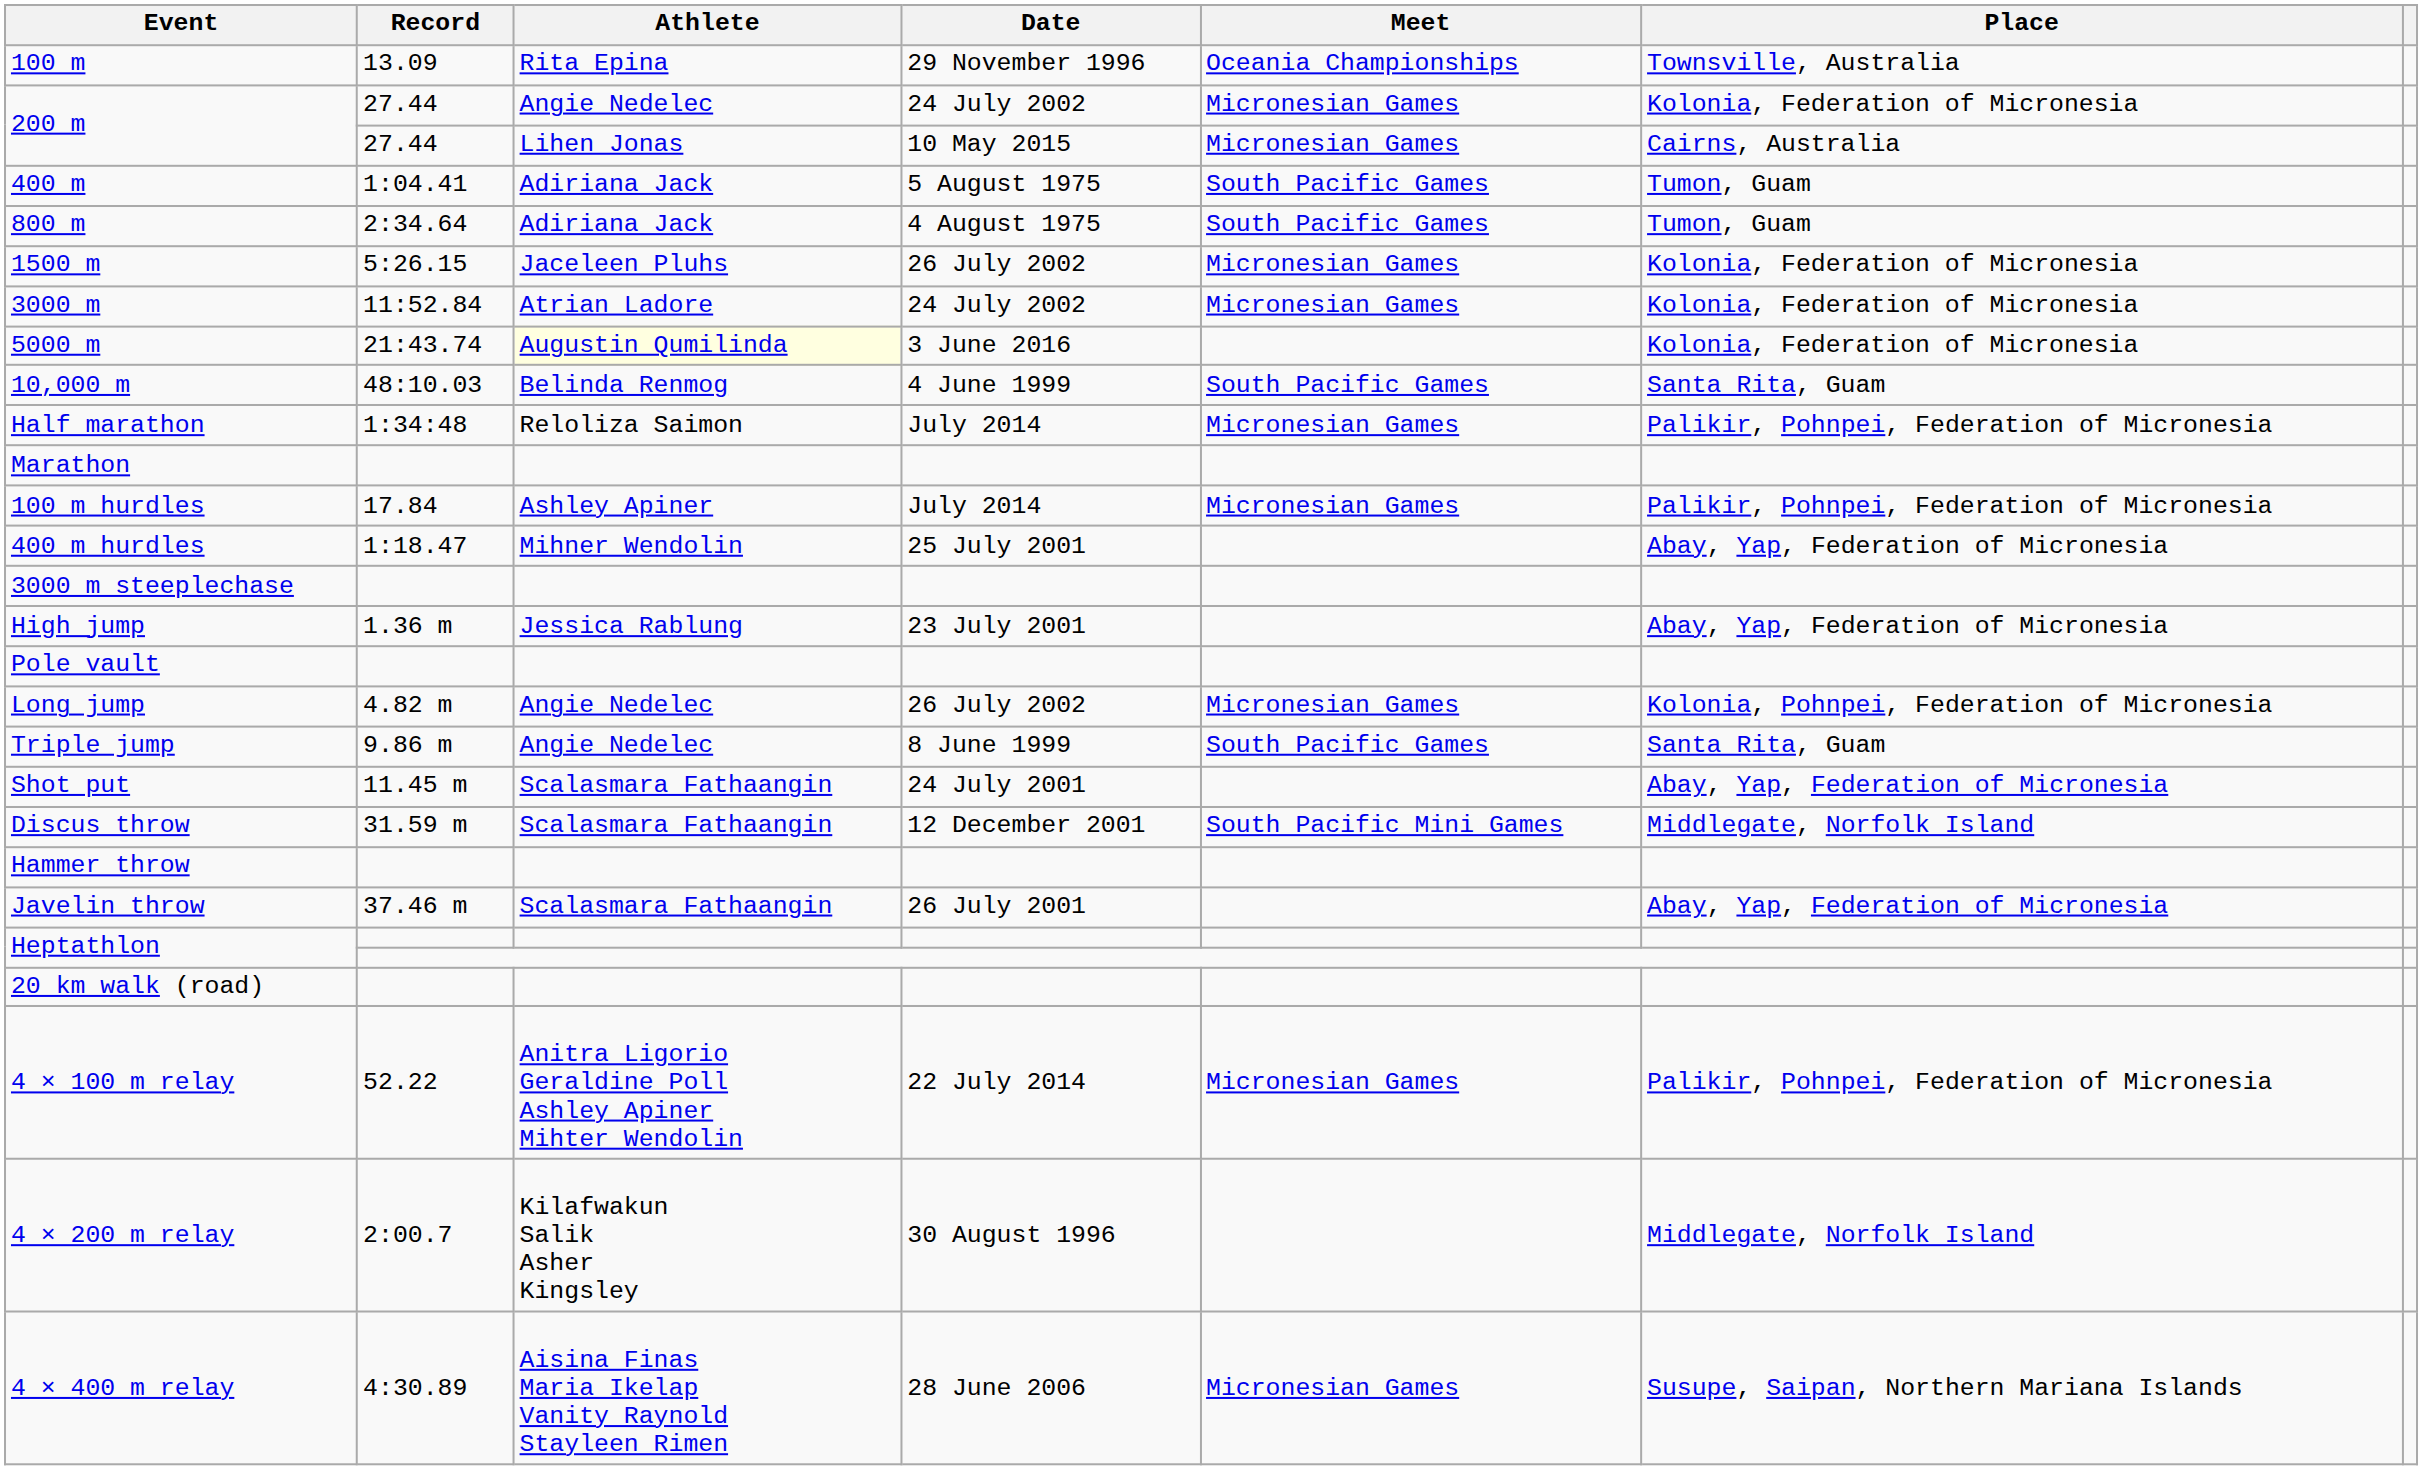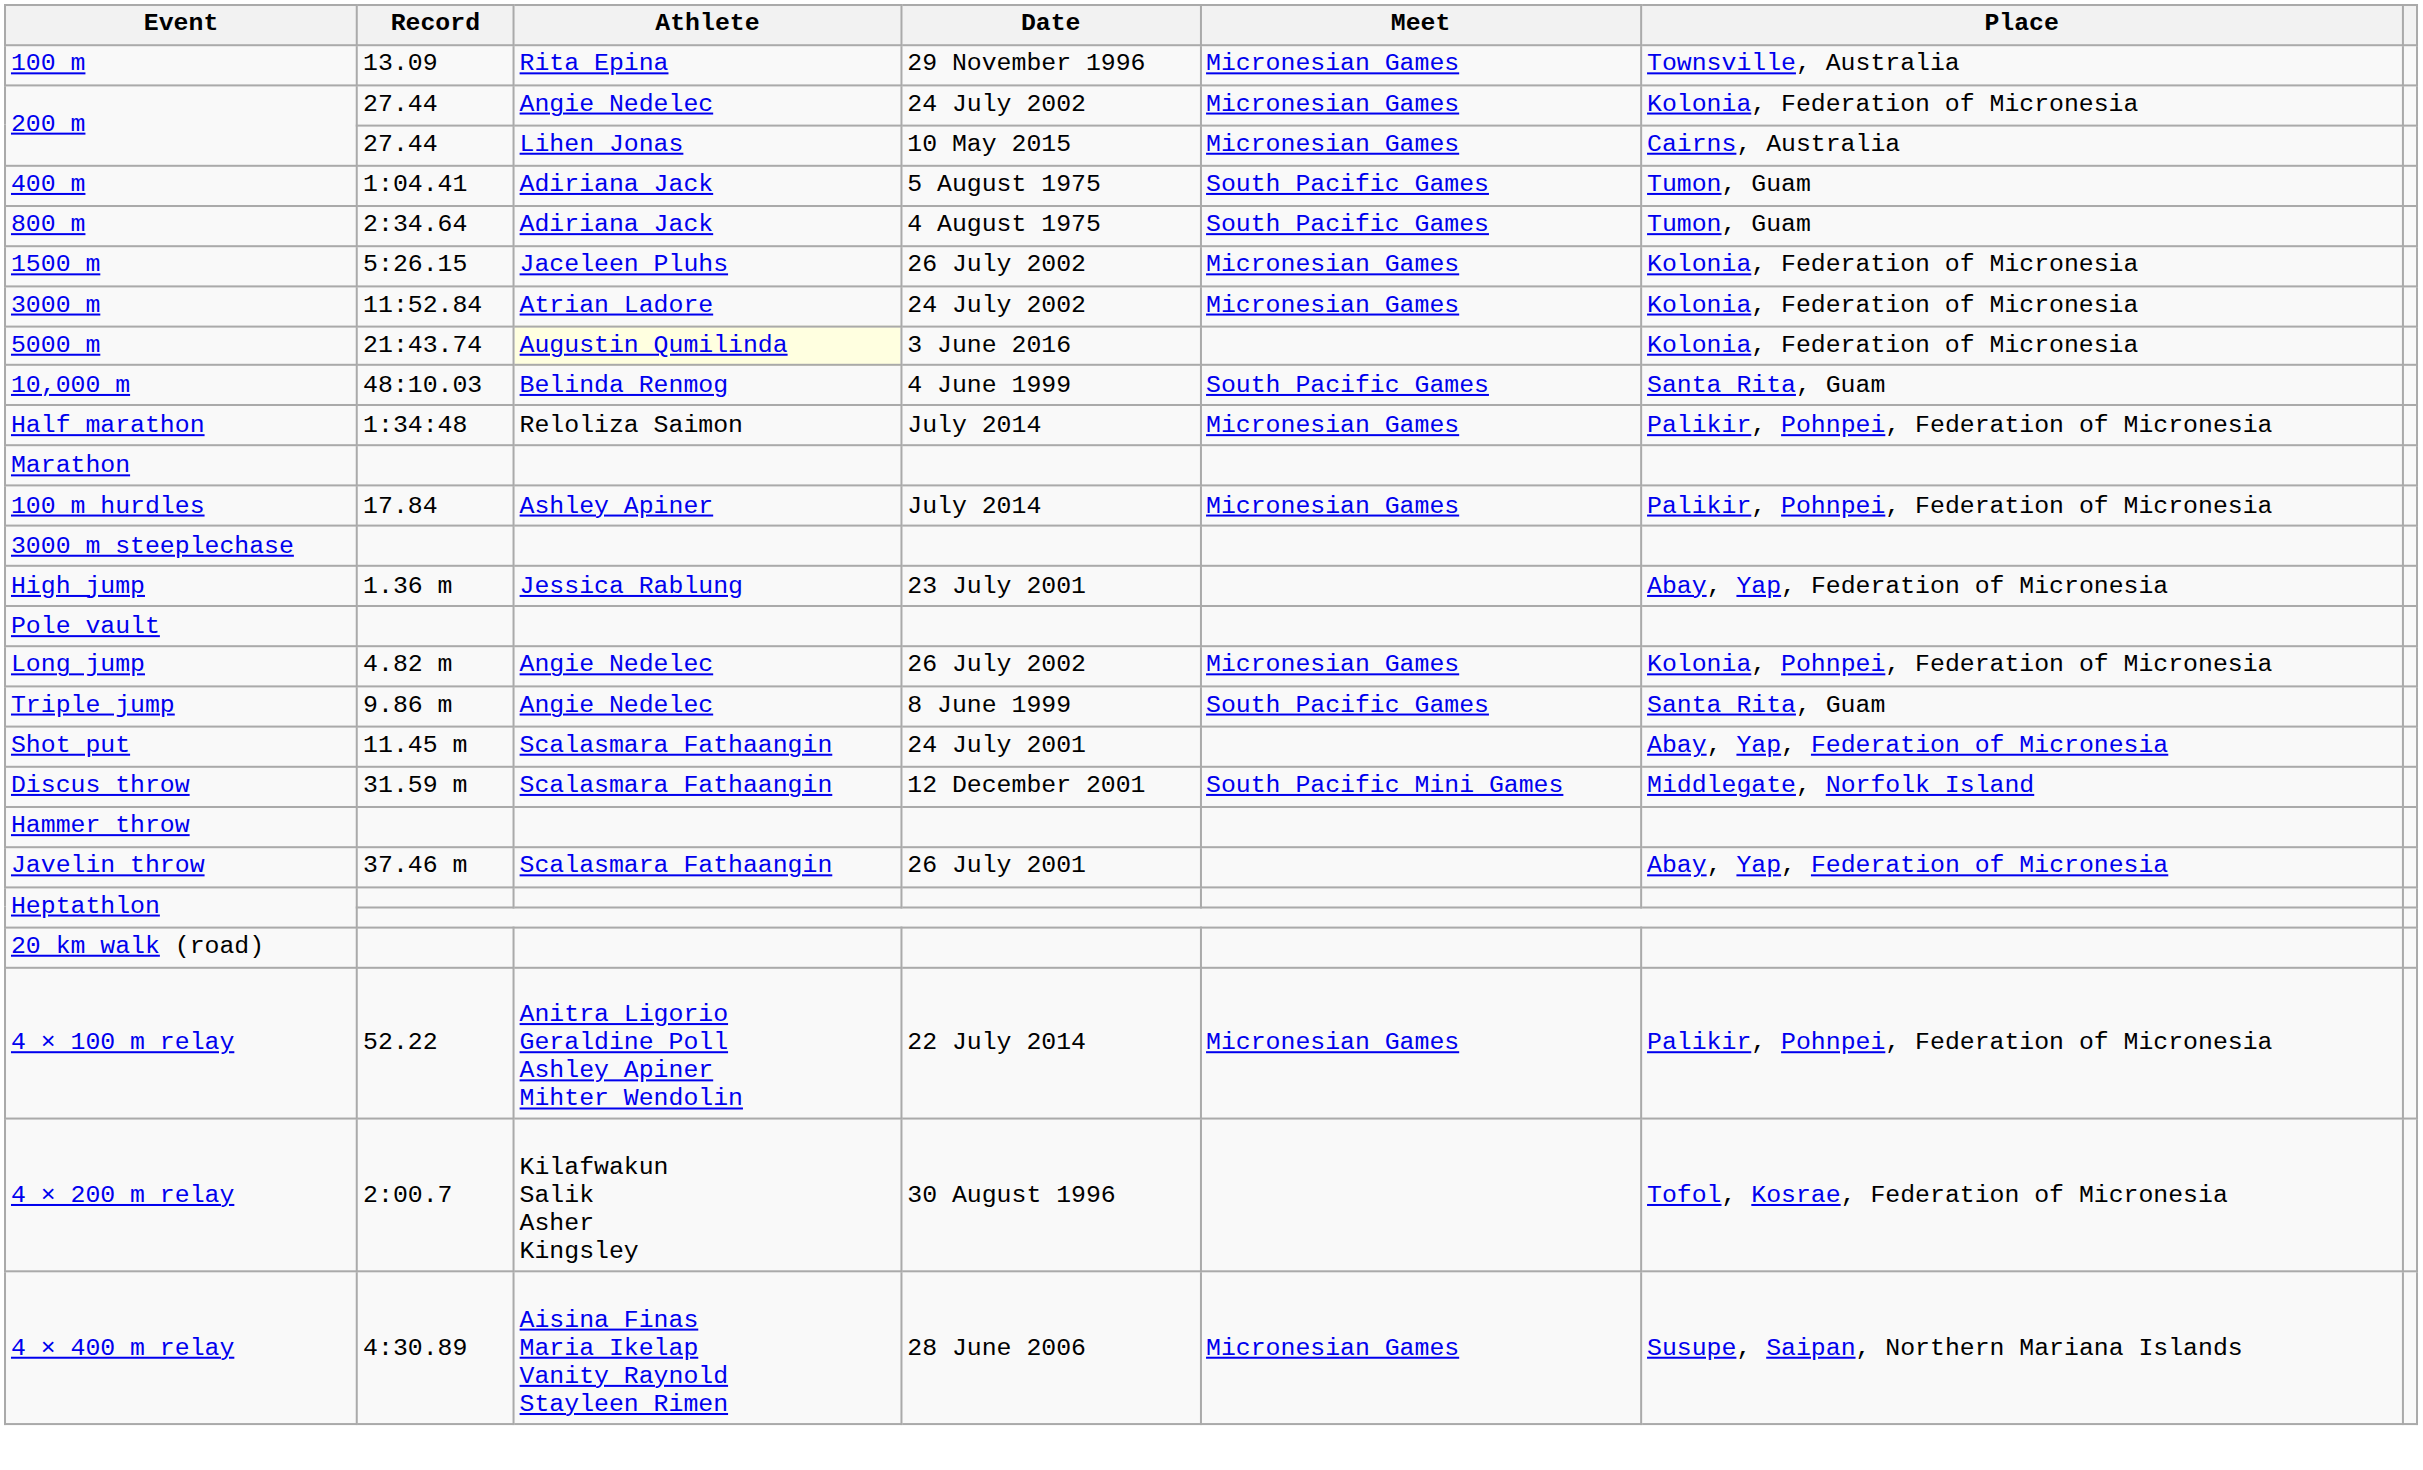(1362, 65) Oceania Championships -> (1333, 65) Micronesian Games
- row: (108, 546)
(1841, 1236) Middlegate, Norfolk Island -> (1937, 1196) Tofol, Kosrae, Federation of Micronesia
